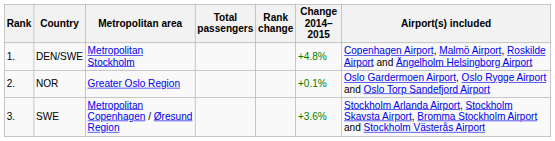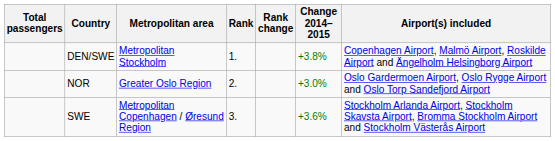columns swapped: (19, 23) <-> (225, 23)
(312, 56) +4.8% -> (312, 56) +3.8%
(312, 84) +0.1% -> (312, 84) +3.0%
